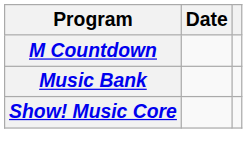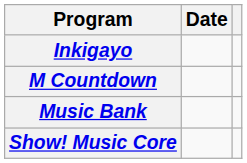+ row: (93, 50)
